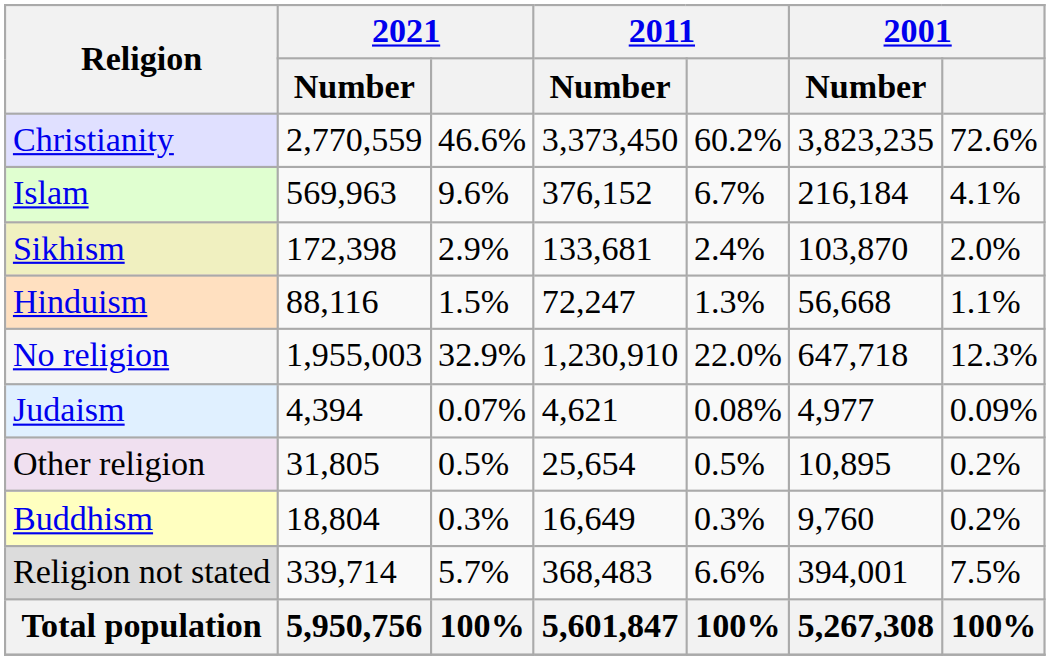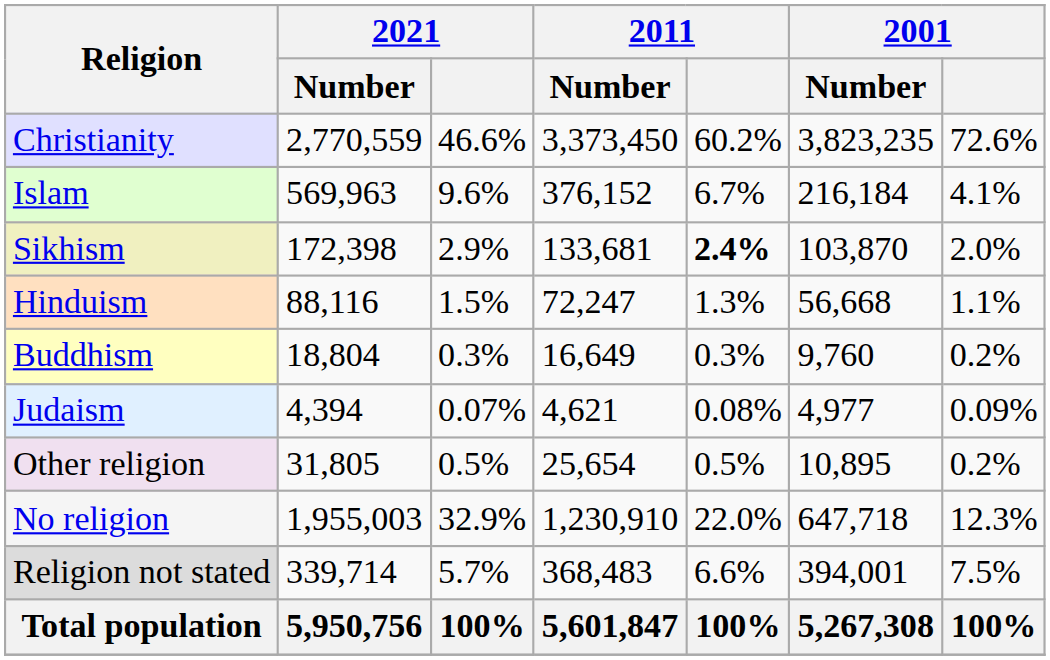(729, 247) normal -> (732, 247) bold
rows swapped: (83, 517) <-> (91, 355)
